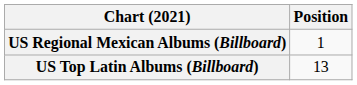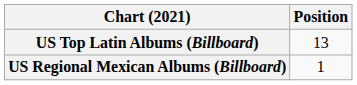rows swapped: (147, 42) <-> (147, 67)
